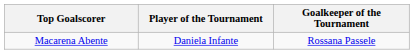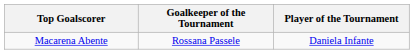columns swapped: (206, 18) <-> (341, 18)
